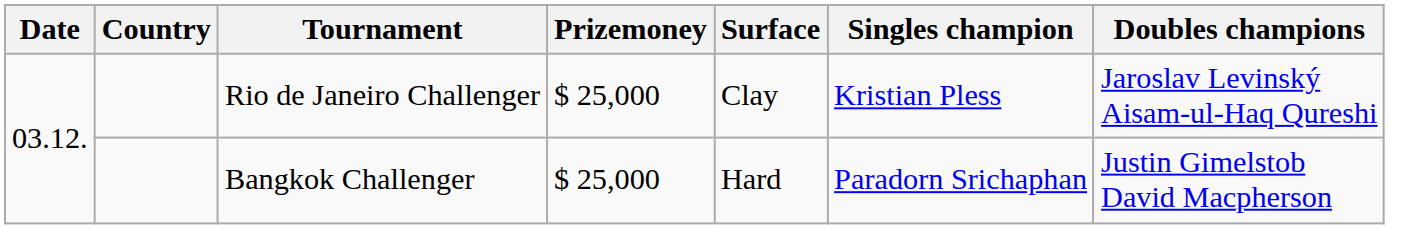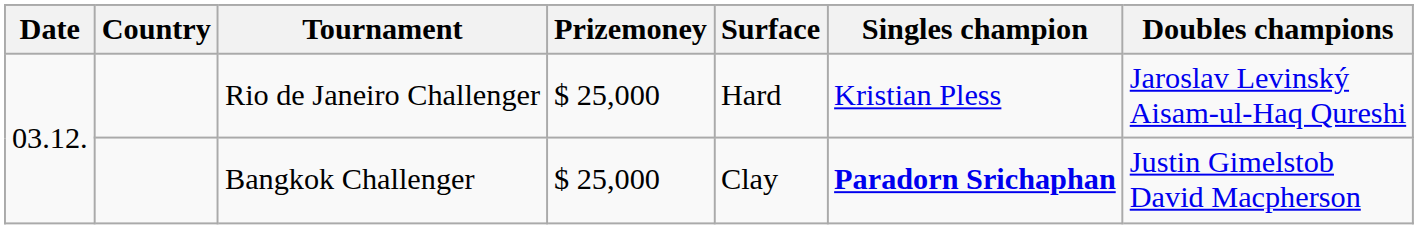(750, 95) Clay -> (751, 95) Hard
(751, 179) Hard -> (750, 179) Clay
(961, 179) normal -> (975, 179) bold
